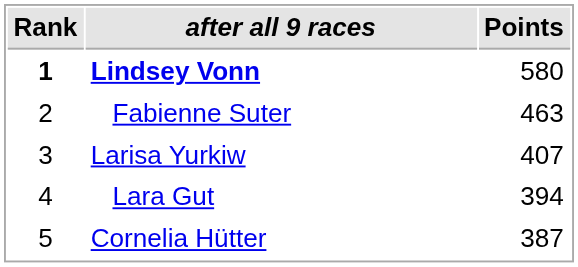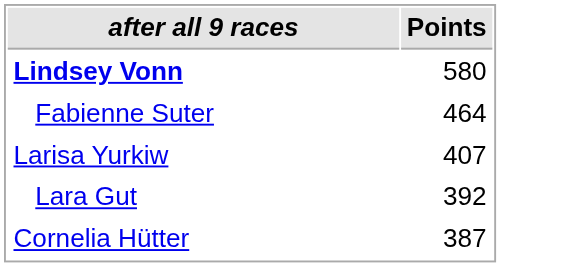- column: (45, 28)
(542, 113) 463 -> (465, 113) 464
(542, 197) 394 -> (465, 197) 392
